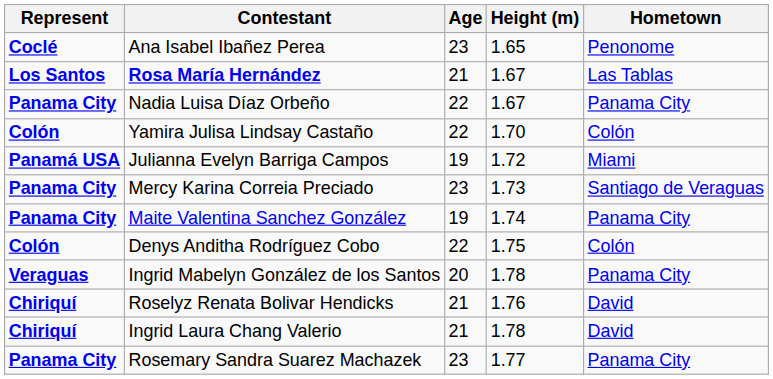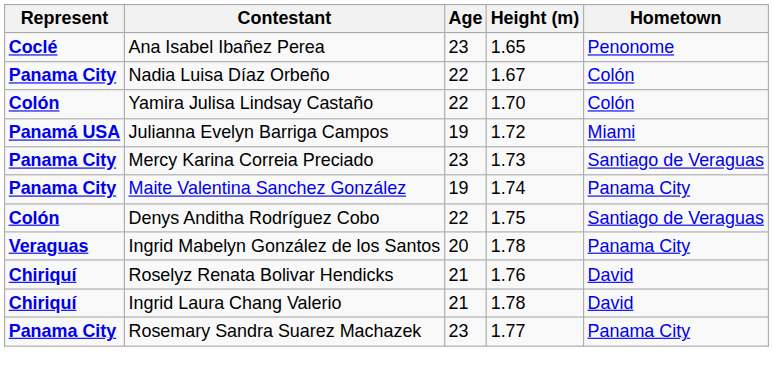- row: (225, 75)
(639, 103) Panama City -> (611, 75) Colón
(611, 246) Colón -> (676, 217) Santiago de Veraguas
